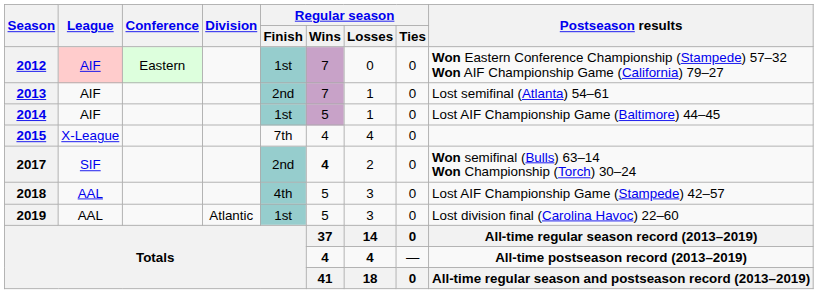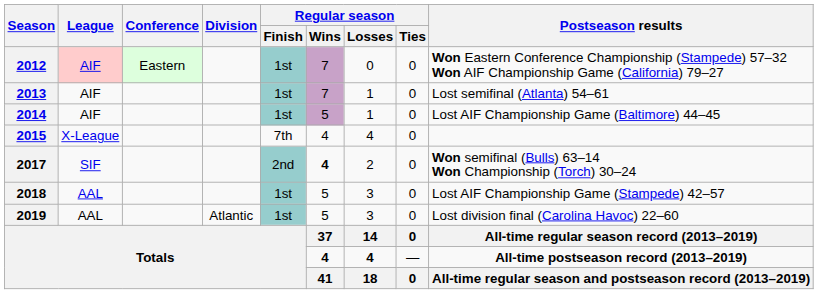(283, 94) 2nd -> (283, 94) 1st
(283, 193) 4th -> (283, 193) 1st
